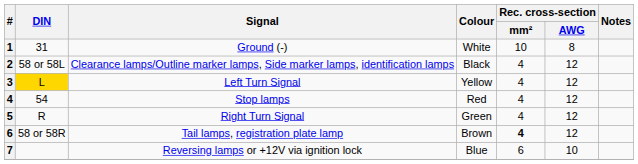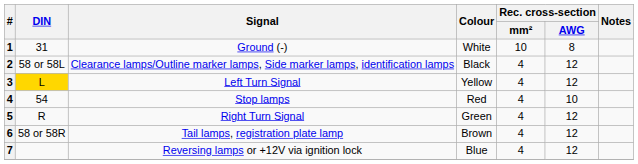(572, 99) 12 -> (572, 99) 10
(521, 133) bold -> (521, 133) normal
(521, 151) 6 -> (521, 151) 4
(572, 151) 10 -> (572, 151) 12
